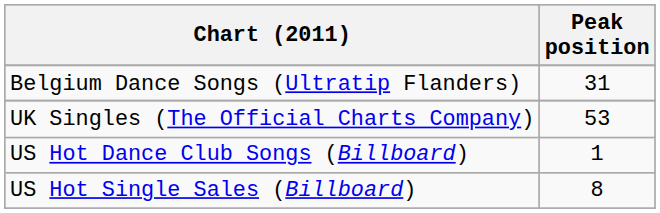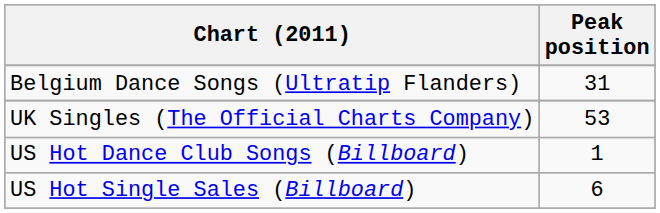(597, 190) 8 -> (597, 190) 6
